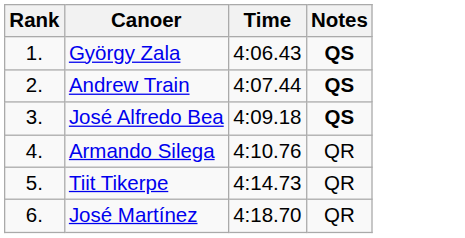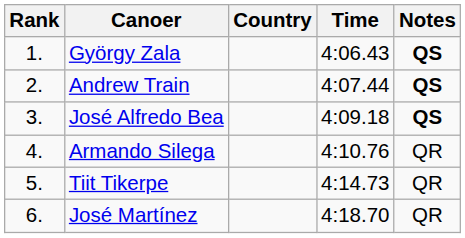+ column: (272, 20)
